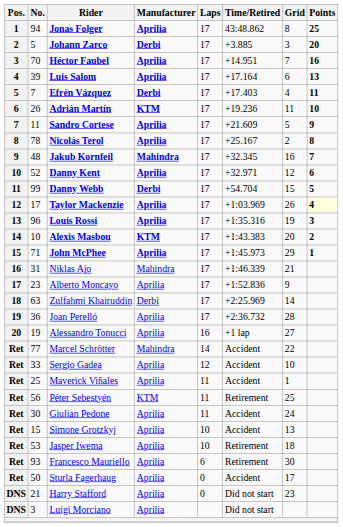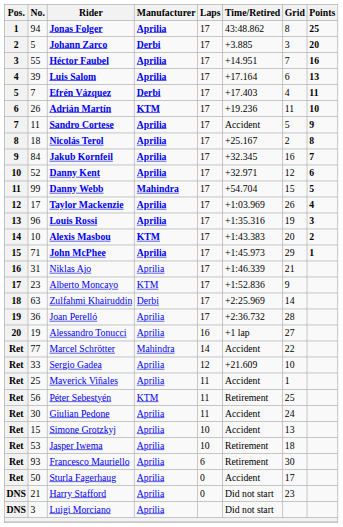(35, 60) 70 -> (35, 60) 55
(241, 124) +21.609 -> (243, 124) Accident
(35, 141) 78 -> (35, 141) 18
(35, 157) 48 -> (35, 157) 84
(158, 157) Mahindra -> (152, 157) Aprilia
(149, 189) Derbi -> (158, 189) Mahindra
(312, 205) lightyellow background -> (312, 205) no background
(156, 269) Mahindra -> (151, 269) Aprilia
(151, 285) Aprilia -> (148, 285) KTM
(243, 365) Accident -> (241, 365) +21.609
